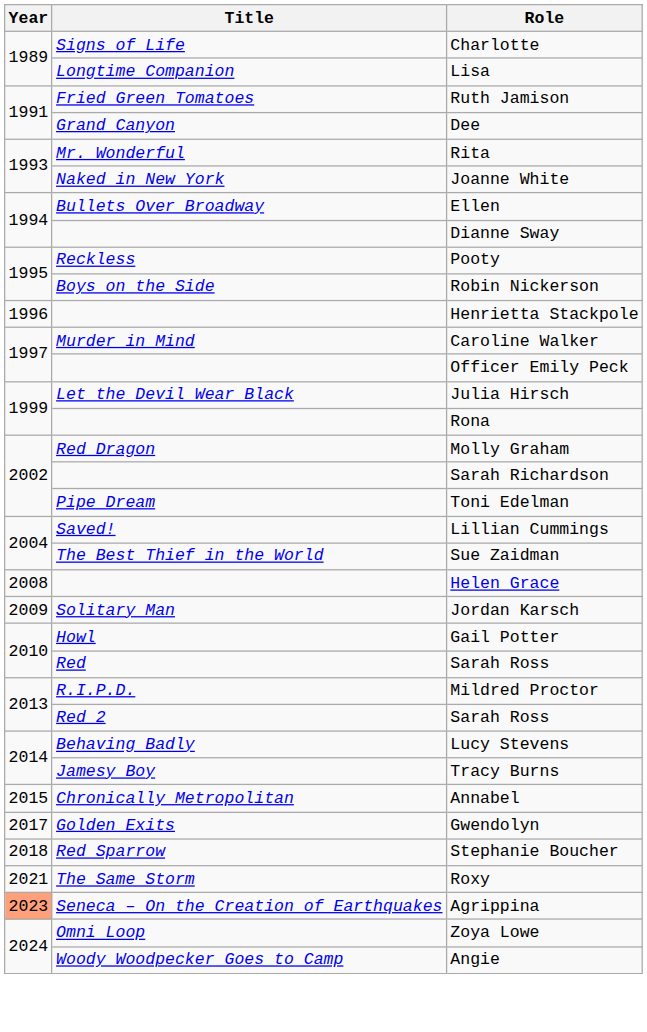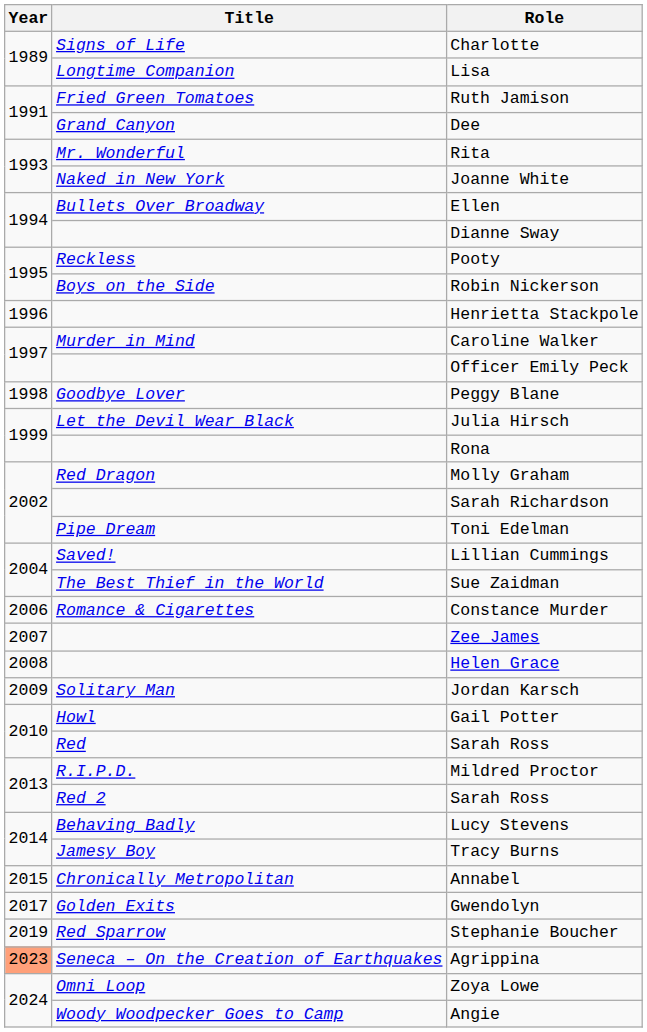+ row: (120, 395)
+ row: (155, 610)
+ row: (249, 637)
(28, 852) 2018 -> (28, 933) 2019
- row: (125, 879)
